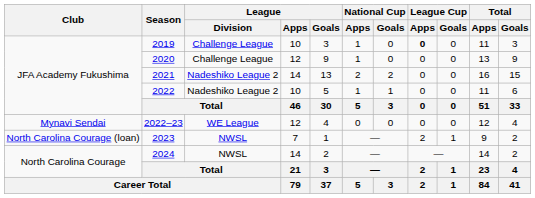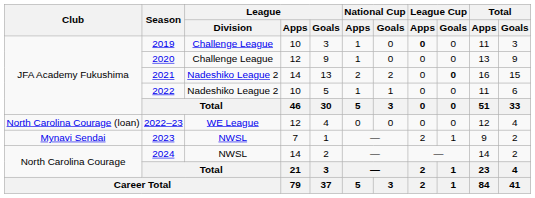(453, 75) normal -> (453, 75) bold
(73, 122) Mynavi Sendai -> (73, 122) North Carolina Courage (loan)
(73, 138) North Carolina Courage (loan) -> (73, 138) Mynavi Sendai
